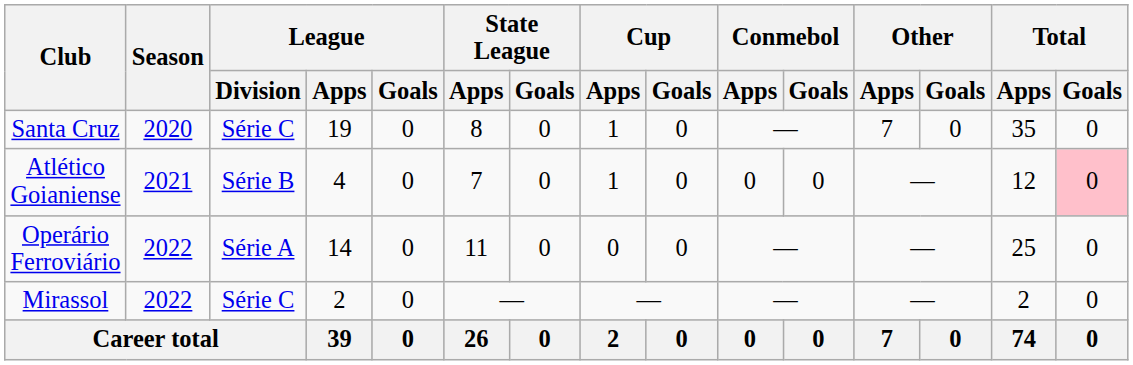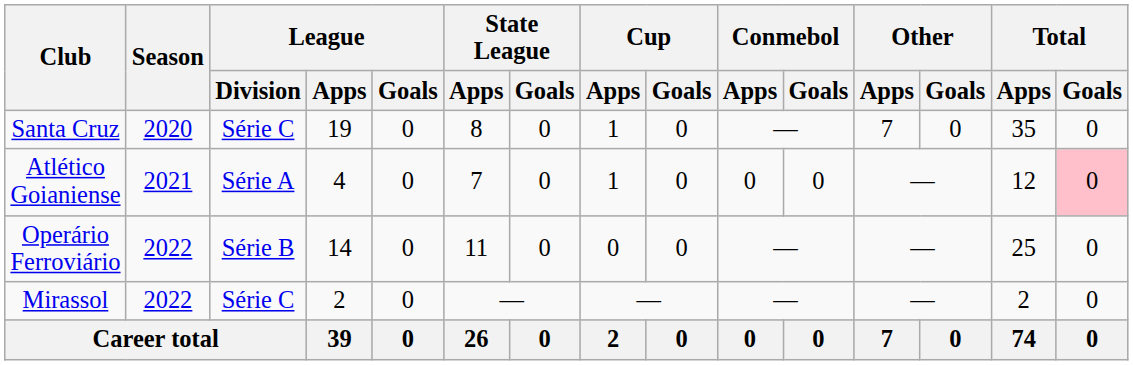(258, 181) Série B -> (258, 181) Série A
(258, 248) Série A -> (258, 248) Série B
